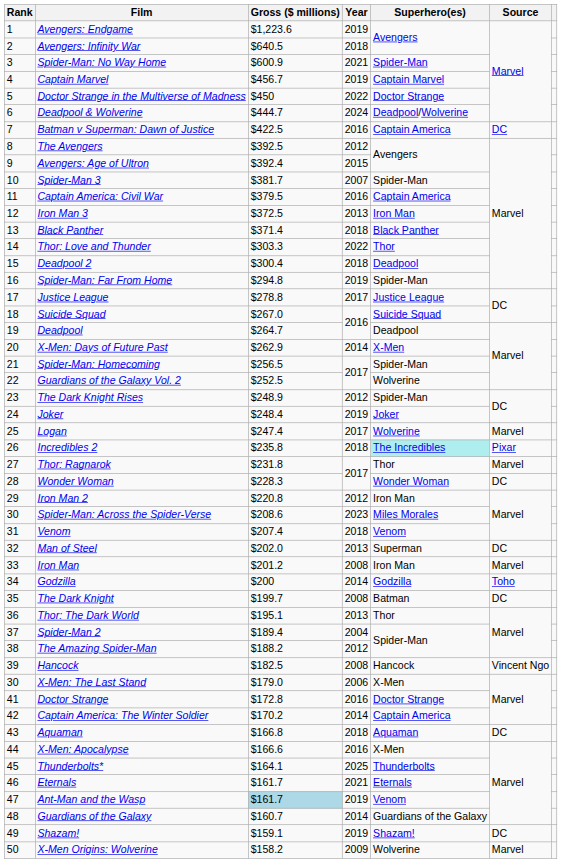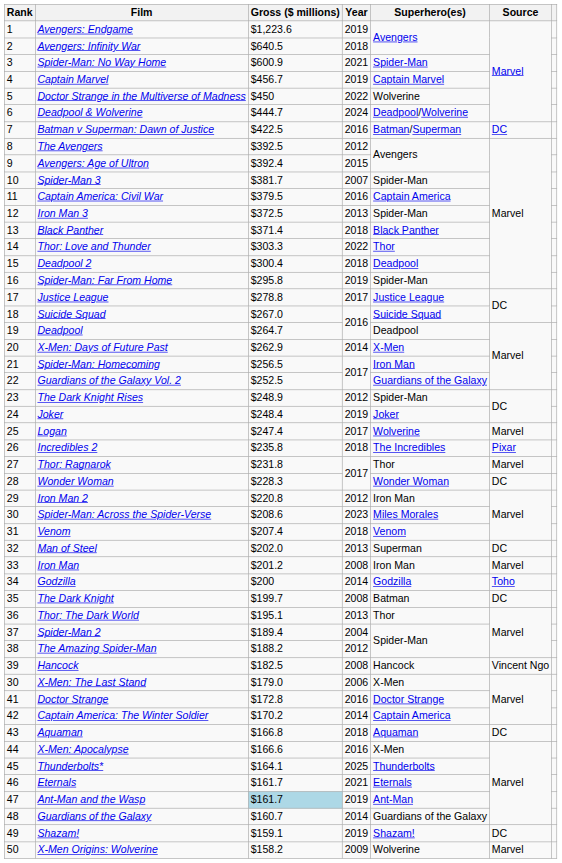(409, 96) Doctor Strange -> (396, 96) Wolverine
(412, 130) Captain America -> (417, 130) Batman/Superman
(394, 213) Iron Man -> (400, 213) Spider-Man
(267, 280) $294.8 -> (267, 280) $295.8
(400, 364) Spider-Man -> (394, 364) Iron Man
(396, 381) Wolverine -> (430, 381) Guardians of the Galaxy
(409, 448) paleturquoise background -> (409, 448) no background
(390, 800) Venom -> (393, 800) Ant-Man
